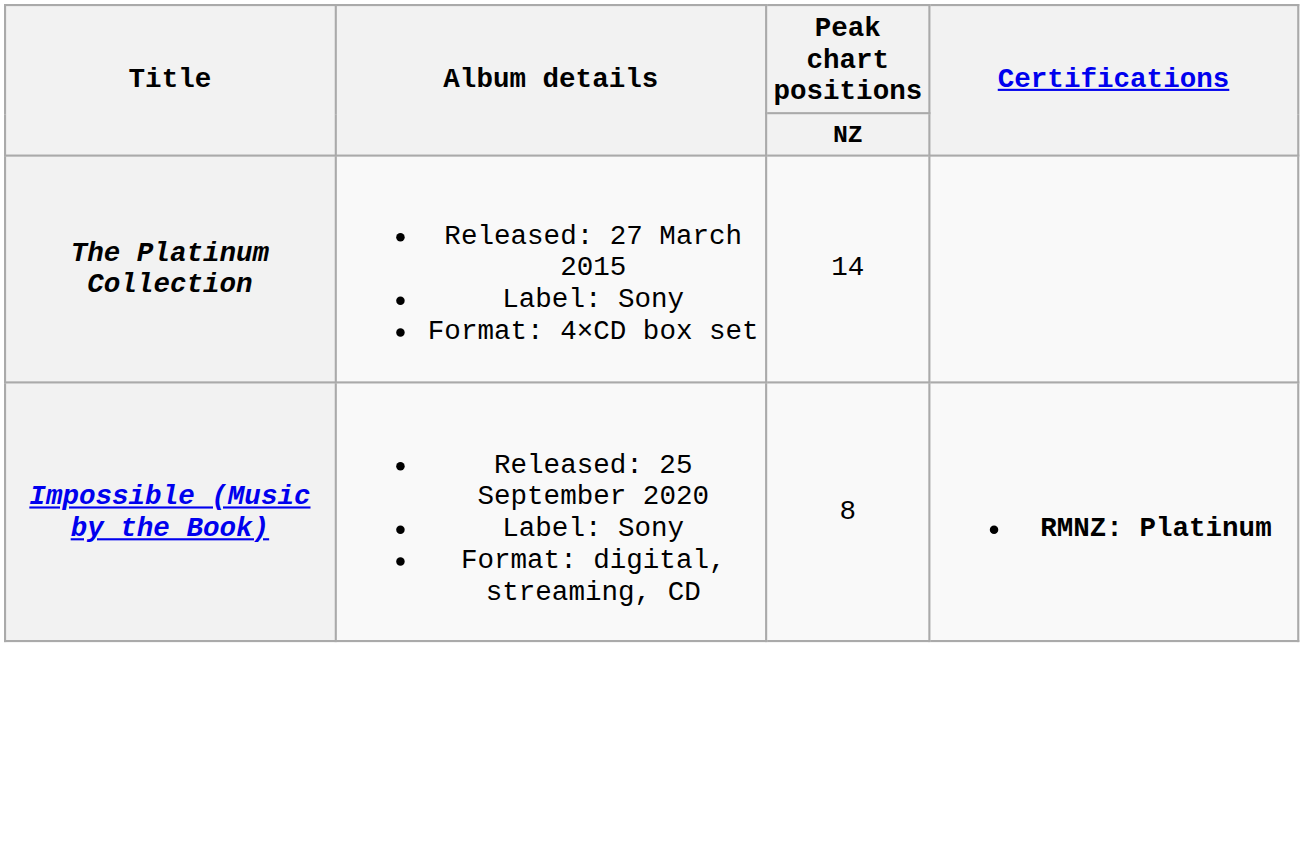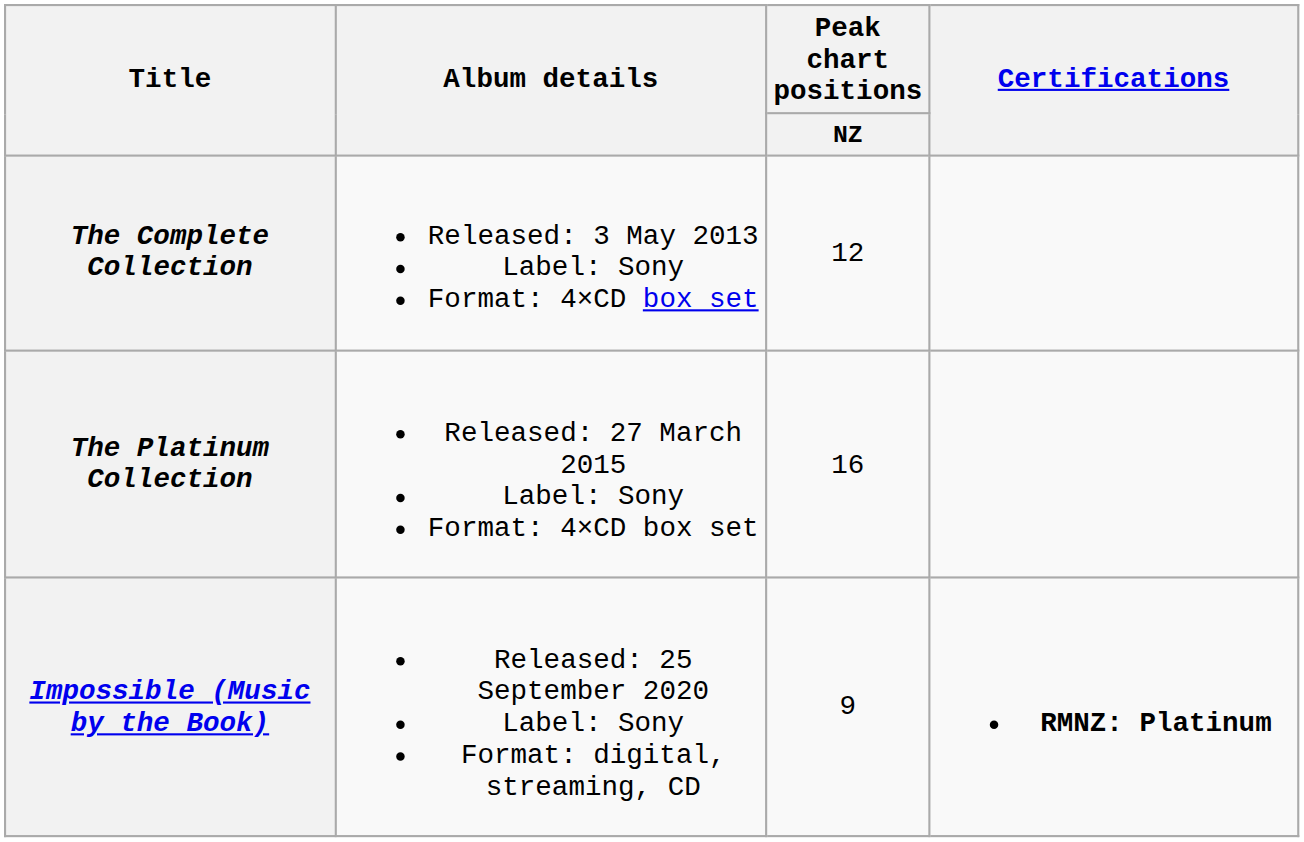+ row: (170, 253)
(848, 269) 14 -> (848, 464) 16
(848, 512) 8 -> (848, 707) 9
